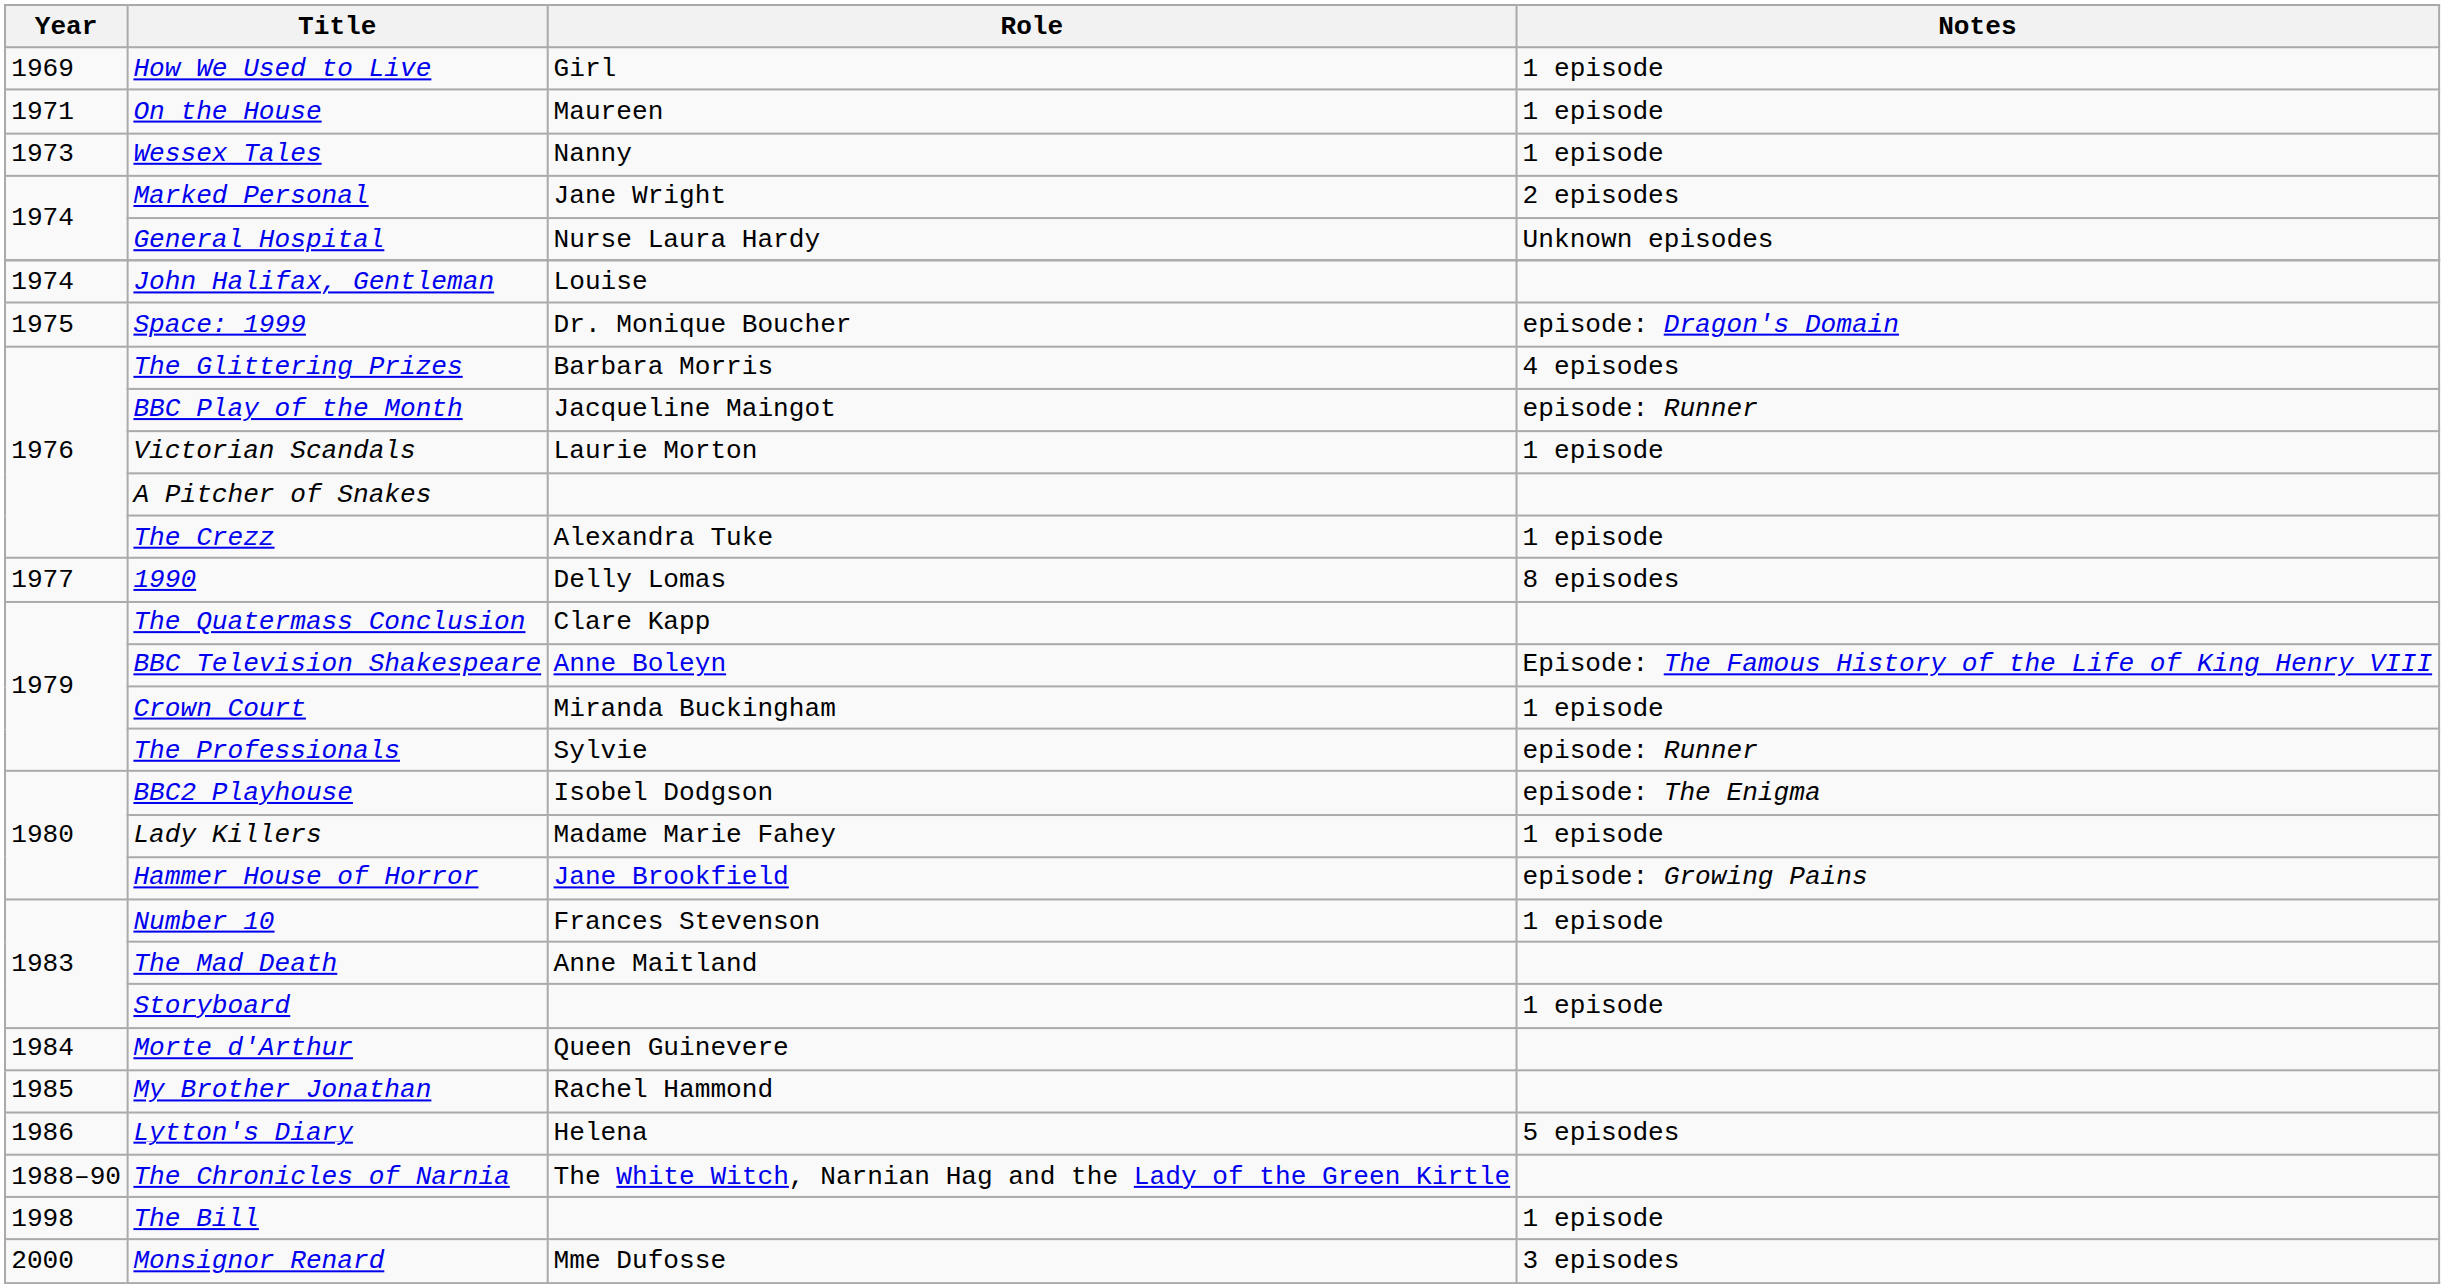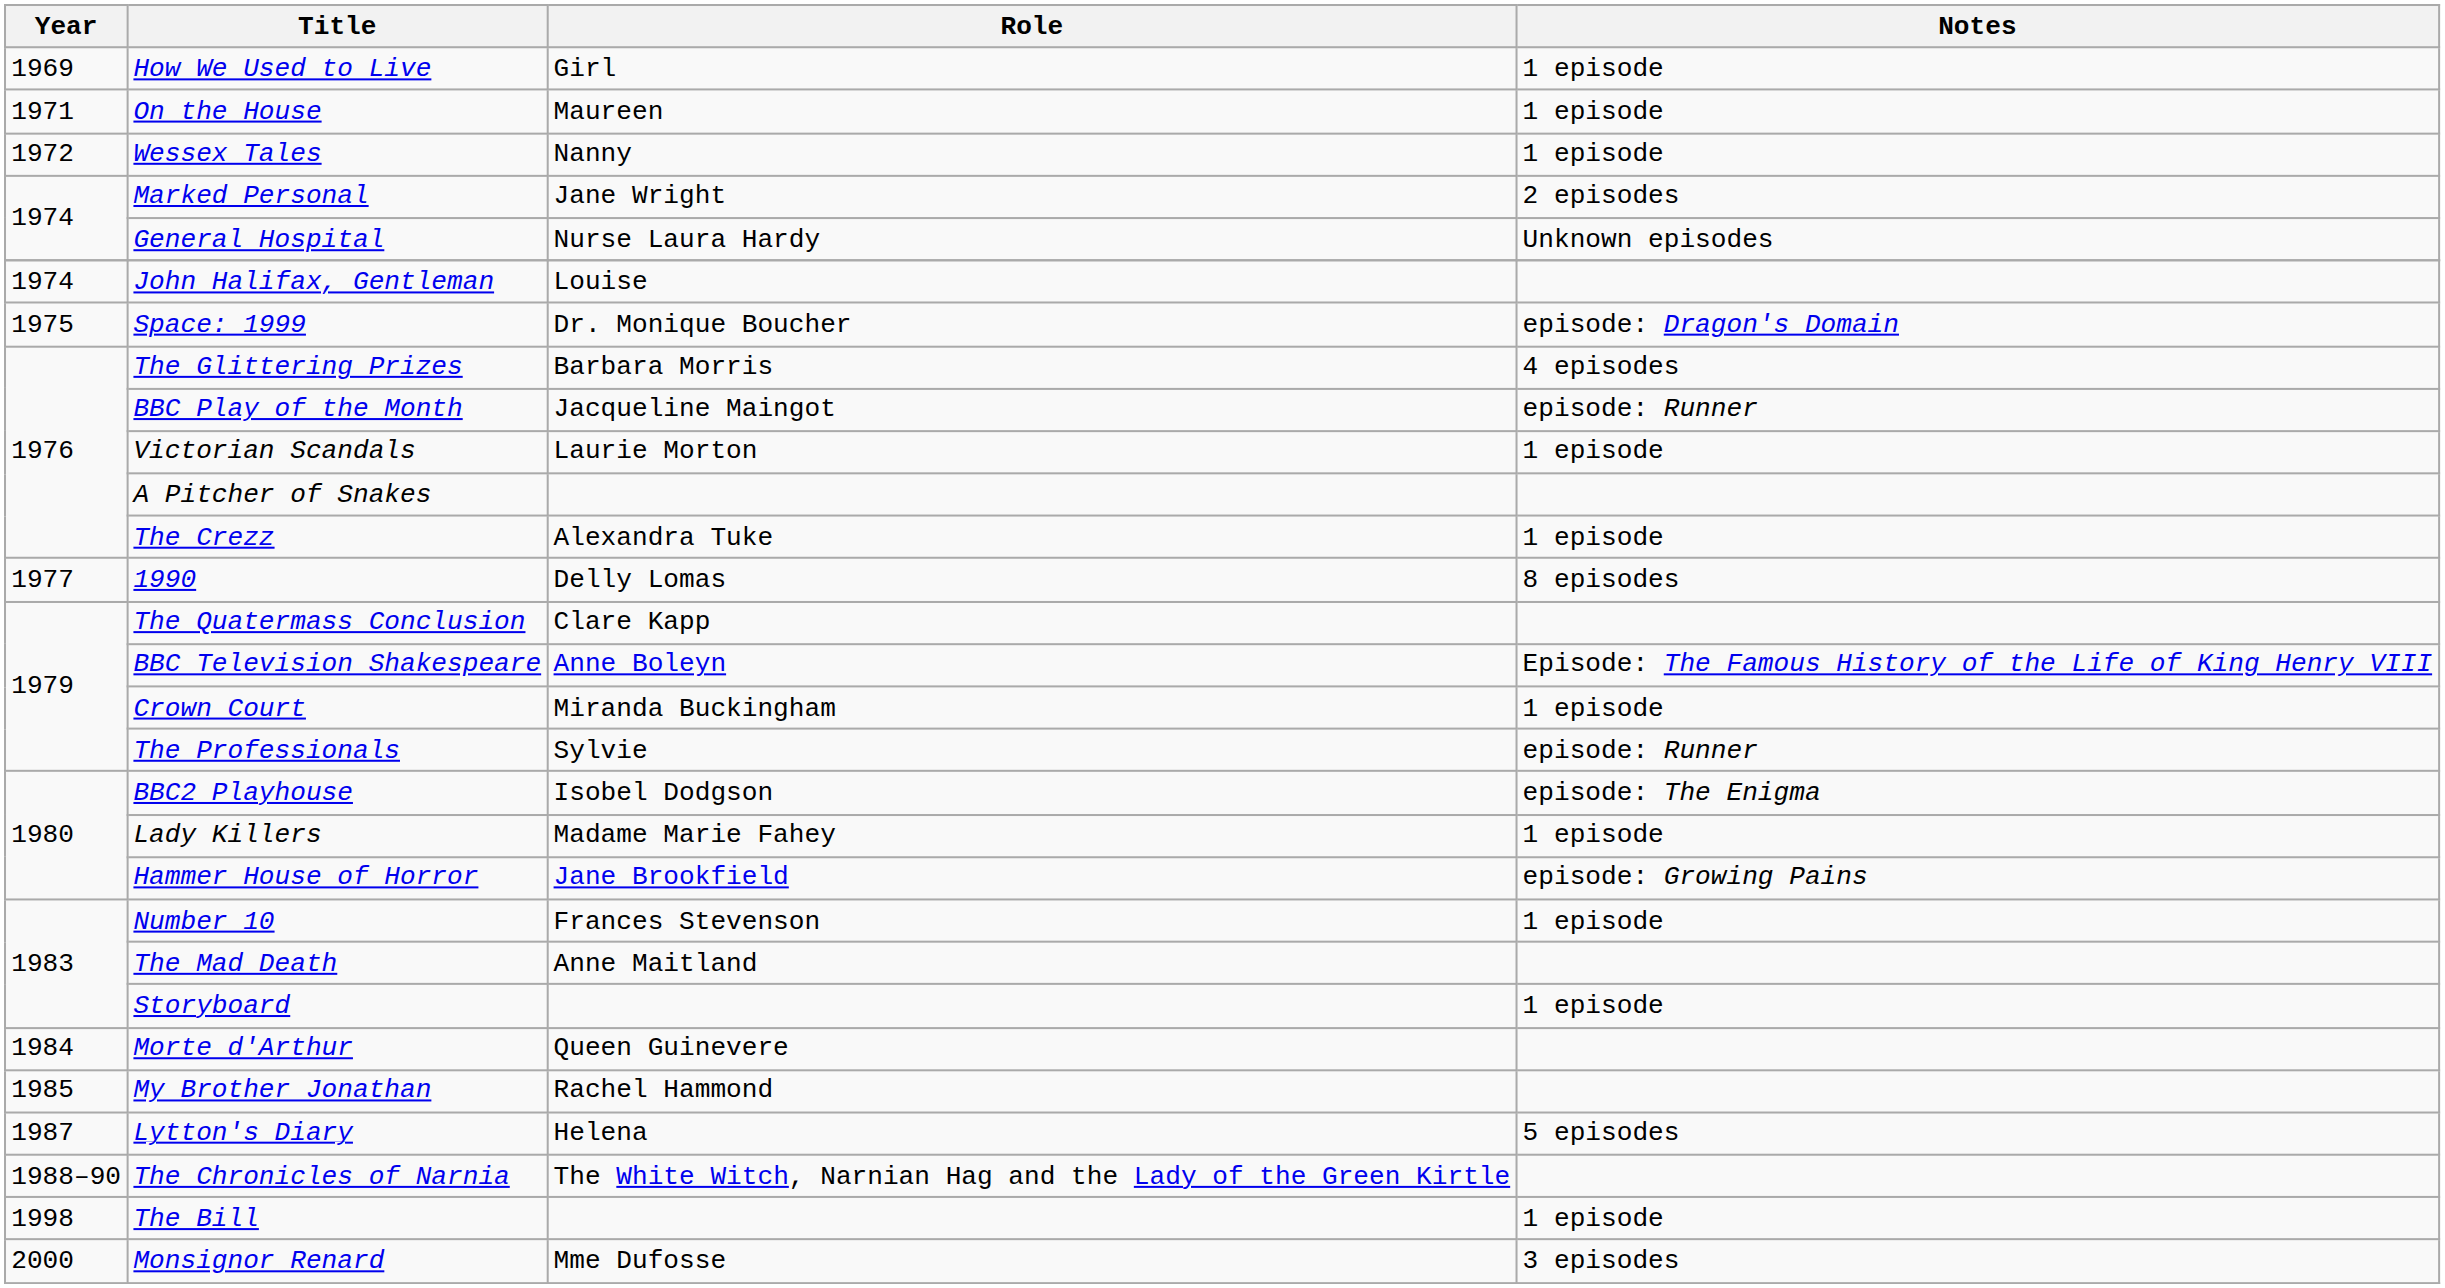(43, 154) 1973 -> (43, 154) 1972
(43, 1134) 1986 -> (43, 1134) 1987
